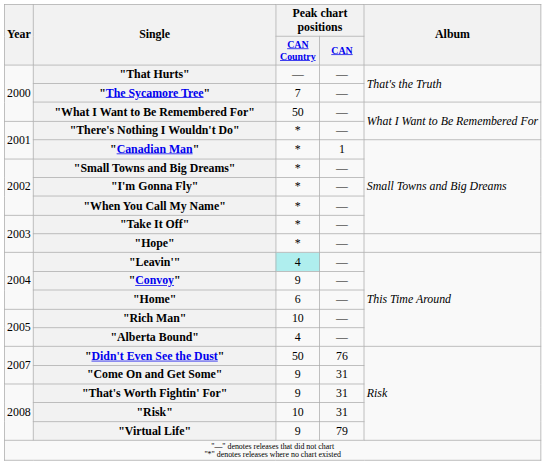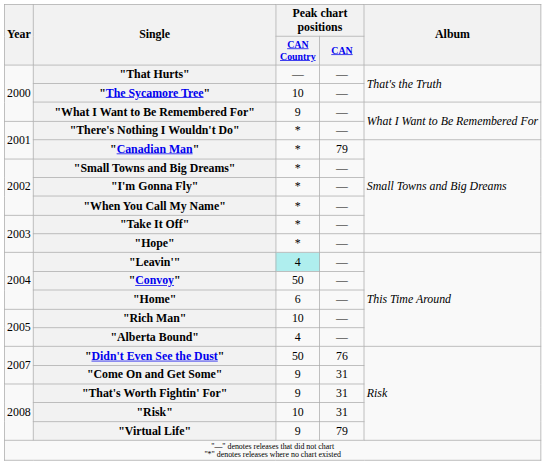(298, 93) 7 -> (298, 93) 10
(298, 111) 50 -> (298, 111) 9
(342, 149) 1 -> (342, 149) 79
(298, 280) 9 -> (298, 280) 50
